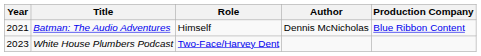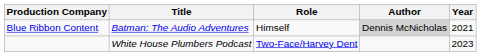columns swapped: (18, 12) <-> (423, 12)
(326, 28) no background -> (405, 28) lightgrey background
